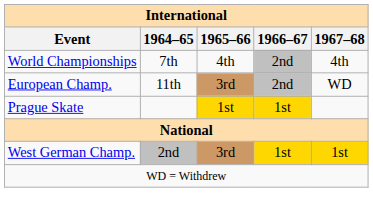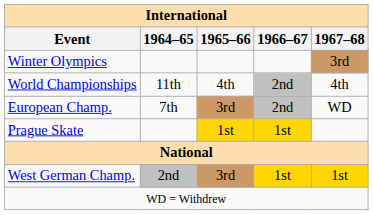+ row: (57, 61)
(168, 61) 7th -> (168, 84) 11th
(168, 84) 11th -> (168, 107) 7th
